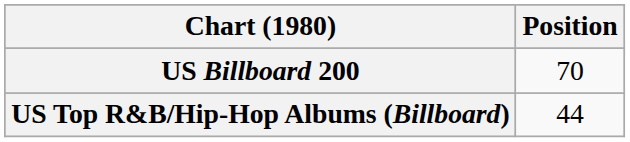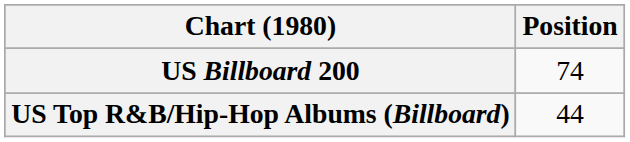(570, 70) 70 -> (570, 70) 74
